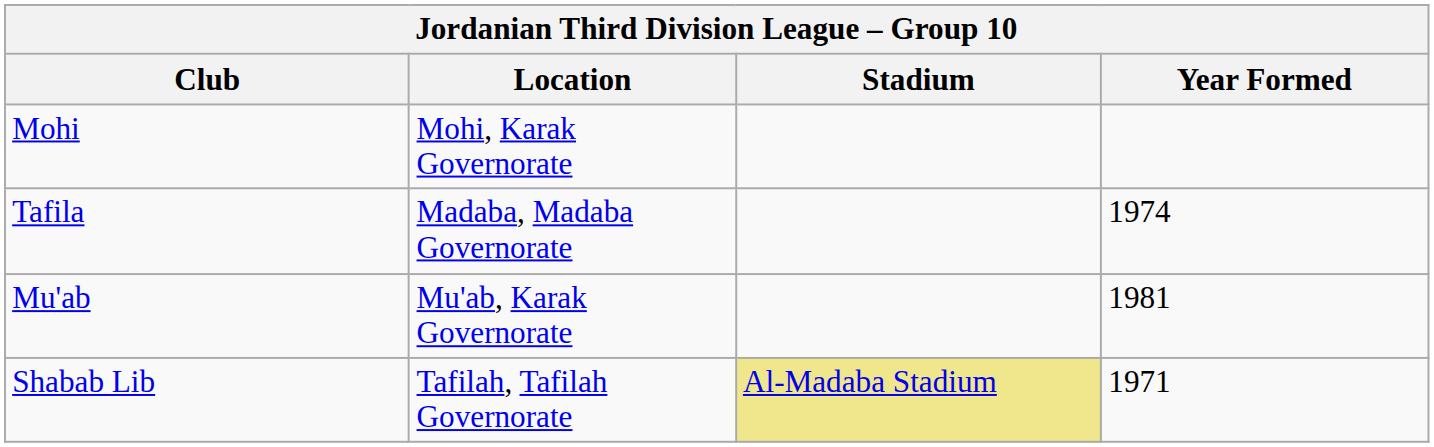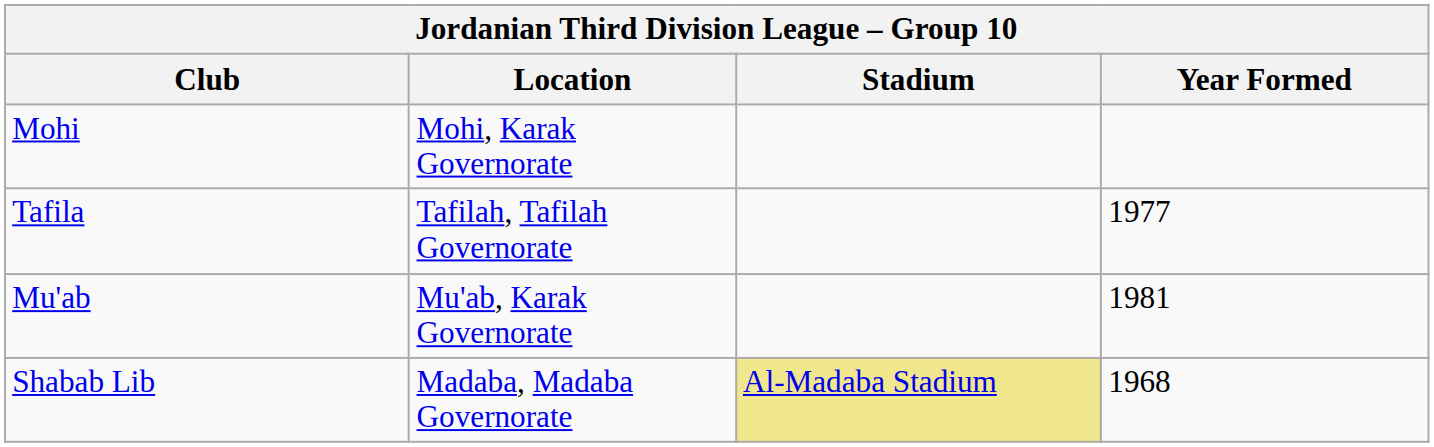(525, 230) Madaba, Madaba Governorate -> (512, 230) Tafilah, Tafilah Governorate
(1140, 212) 1974 -> (1140, 212) 1977
(512, 399) Tafilah, Tafilah Governorate -> (525, 399) Madaba, Madaba Governorate
(1140, 381) 1971 -> (1140, 381) 1968
